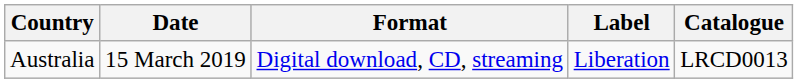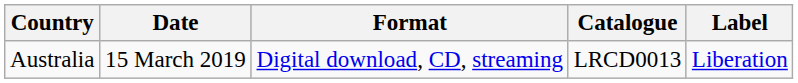columns swapped: (622, 22) <-> (734, 22)
